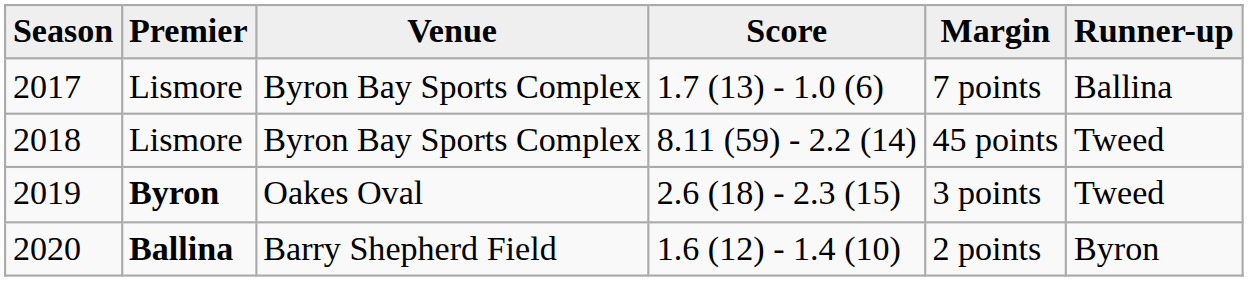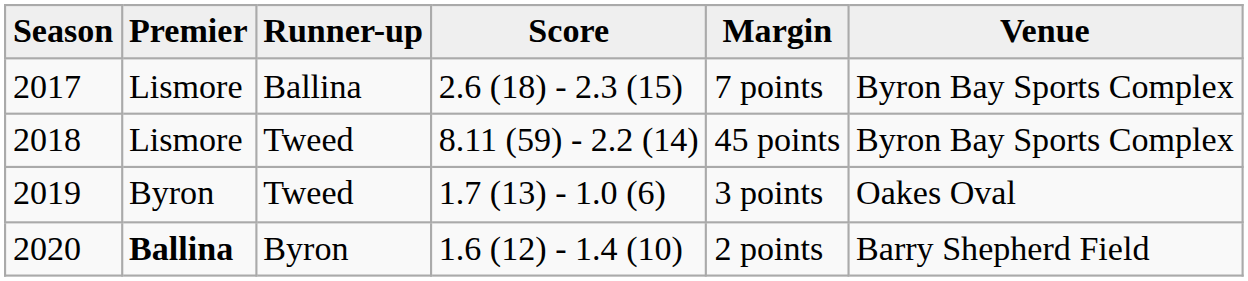columns swapped: (1154, 31) <-> (452, 31)
(770, 85) 1.7 (13) - 1.0 (6) -> (561, 85) 2.6 (18) - 2.3 (15)
(174, 193) bold -> (172, 193) normal
(779, 193) 2.6 (18) - 2.3 (15) -> (552, 193) 1.7 (13) - 1.0 (6)
